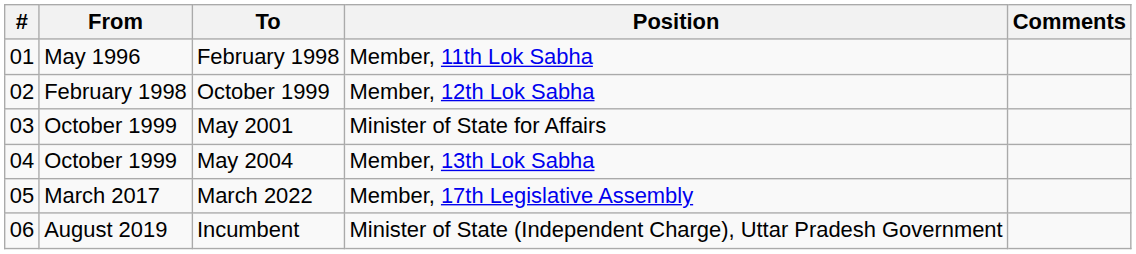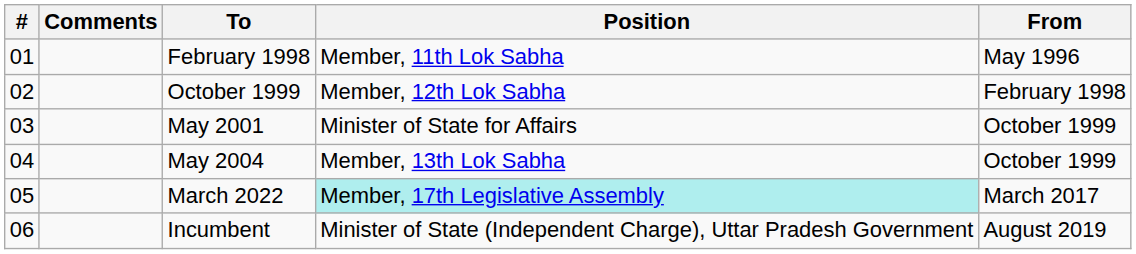columns swapped: (116, 21) <-> (1069, 21)
(521, 195) no background -> (492, 195) paleturquoise background
